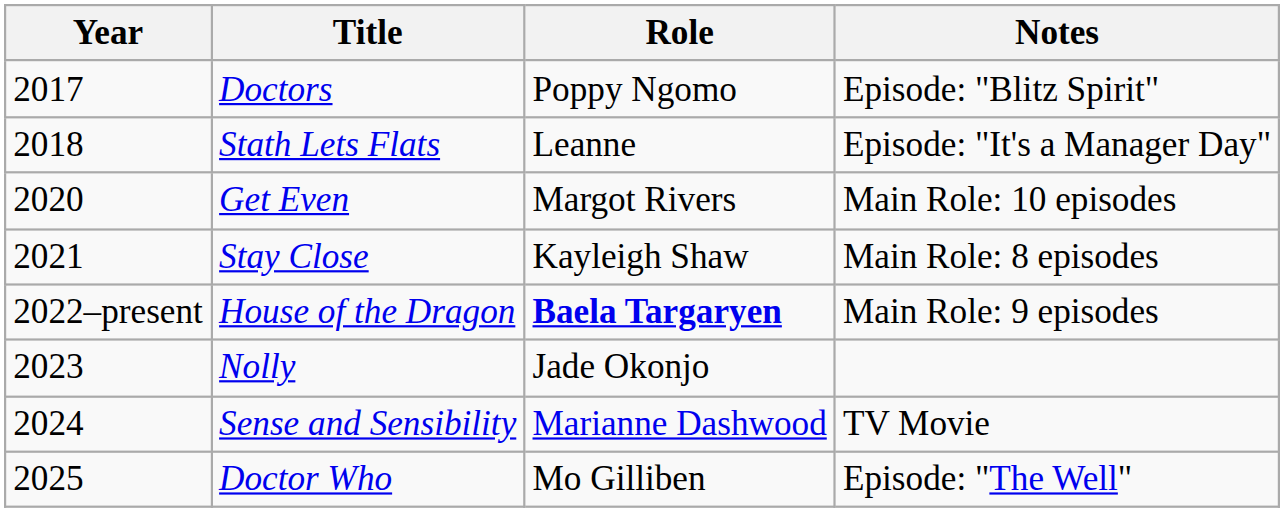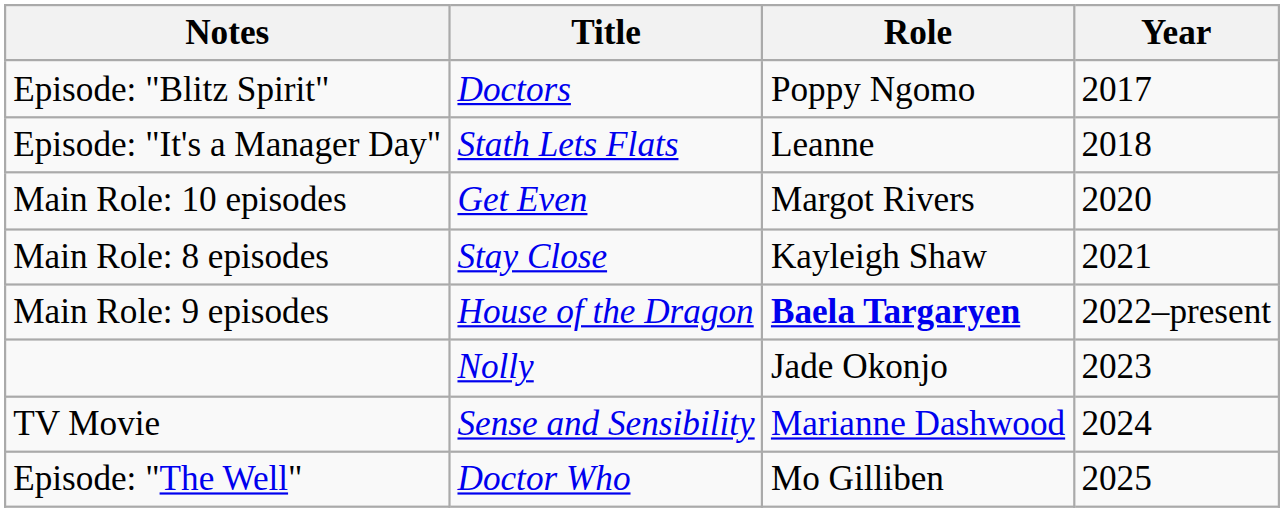columns swapped: (108, 32) <-> (1057, 32)
